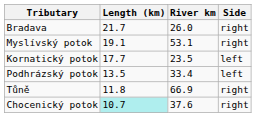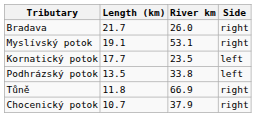(181, 74) 33.4 -> (181, 74) 33.8
(114, 105) paleturquoise background -> (114, 105) no background
(181, 105) 37.6 -> (181, 105) 37.9
